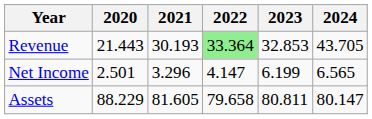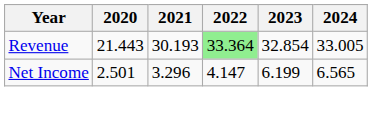(285, 45) 32.853 -> (285, 45) 32.854
(340, 45) 43.705 -> (340, 45) 33.005
- row: (31, 99)
